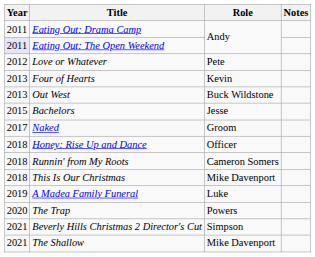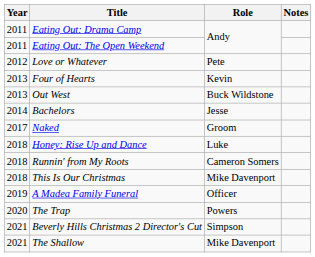(17, 45) lavender background -> (17, 45) no background
(17, 111) 2015 -> (17, 111) 2014
(222, 144) Officer -> (217, 144) Luke
(217, 194) Luke -> (222, 194) Officer
